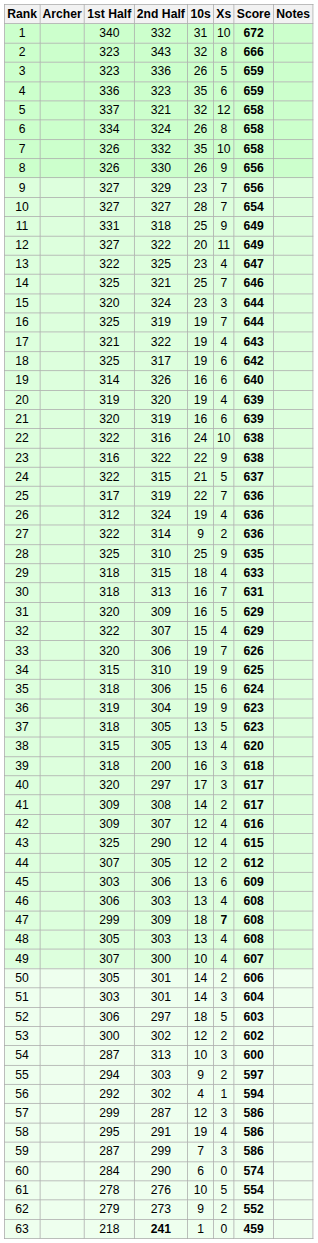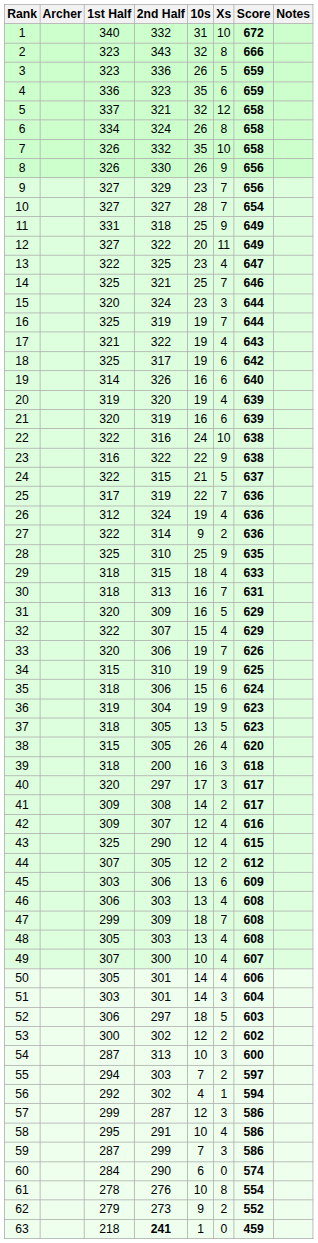(201, 746) 13 -> (201, 746) 26
(224, 920) bold -> (224, 920) normal
(224, 978) 2 -> (224, 978) 4
(201, 1074) 9 -> (201, 1074) 7
(201, 1132) 19 -> (201, 1132) 10
(224, 1190) 5 -> (224, 1190) 8
